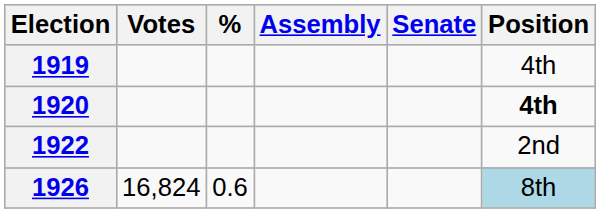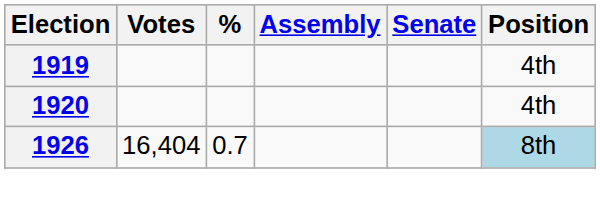(539, 106) bold -> (539, 106) normal
- row: (60, 146)
(161, 187) 16,824 -> (161, 146) 16,404
(230, 187) 0.6 -> (230, 146) 0.7
